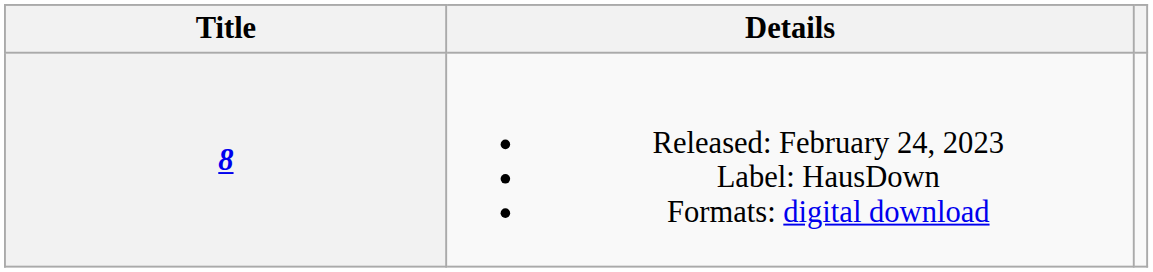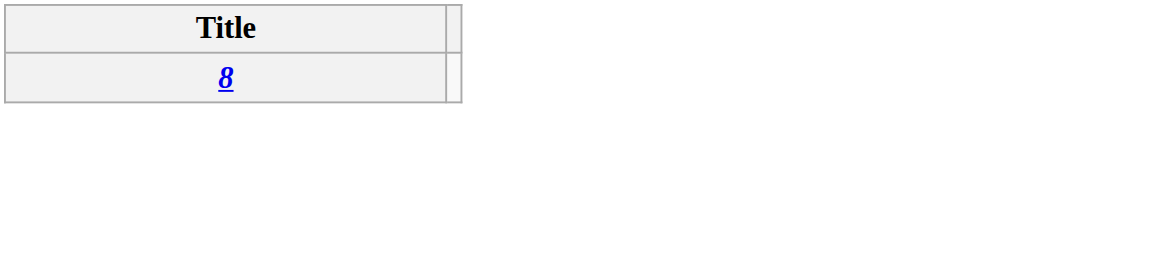- column: (790, 28)
